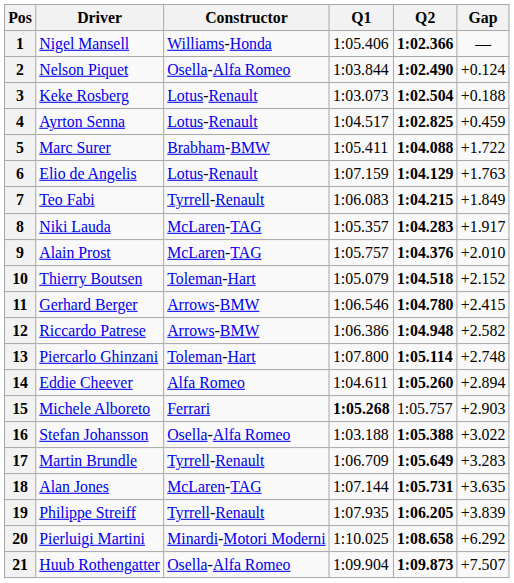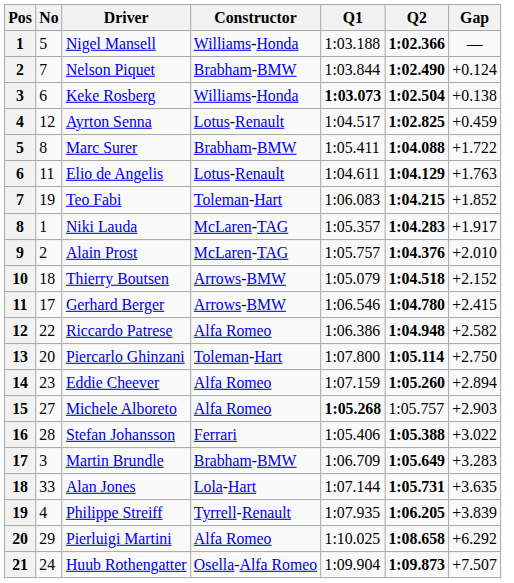+ column: (49, 17)
(361, 43) 1:05.406 -> (352, 43) 1:03.188
(229, 69) Osella-Alfa Romeo -> (245, 69) Brabham-BMW
(212, 95) Lotus-Renault -> (246, 95) Williams-Honda
(361, 95) normal -> (353, 95) bold
(483, 95) +0.188 -> (475, 95) +0.138
(361, 174) 1:07.159 -> (352, 174) 1:04.611
(216, 200) Tyrrell-Renault -> (238, 200) Toleman-Hart
(483, 200) +1.849 -> (475, 200) +1.852
(211, 278) Toleman-Hart -> (240, 278) Arrows-BMW
(213, 330) Arrows-BMW -> (233, 330) Alfa Romeo
(483, 356) +2.748 -> (475, 356) +2.750
(361, 382) 1:04.611 -> (352, 382) 1:07.159
(189, 408) Ferrari -> (233, 408) Alfa Romeo
(229, 434) Osella-Alfa Romeo -> (215, 434) Ferrari
(361, 434) 1:03.188 -> (352, 434) 1:05.406
(216, 460) Tyrrell-Renault -> (245, 460) Brabham-BMW
(214, 486) McLaren-TAG -> (225, 486) Lola-Hart
(246, 539) Minardi-Motori Moderni -> (233, 539) Alfa Romeo
